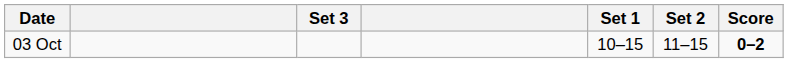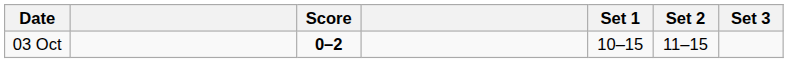columns swapped: (751, 18) <-> (329, 18)
